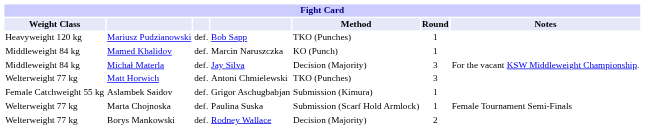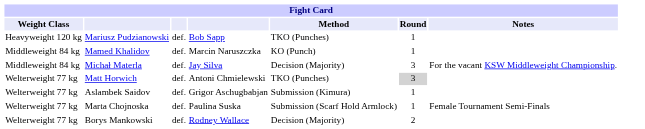(435, 79) no background -> (413, 79) lightgrey background
(55, 92) Female Catchweight 55 kg -> (41, 92) Welterweight 77 kg
